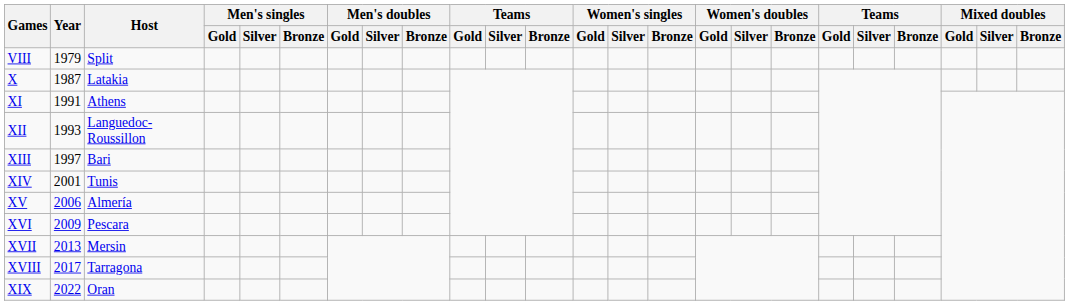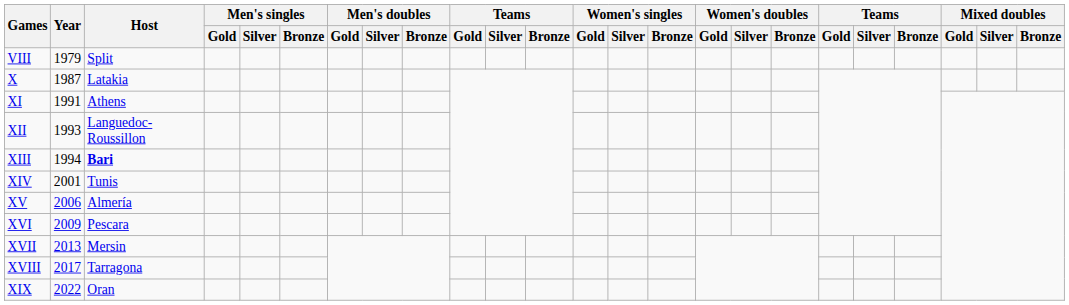(67, 159) 1997 -> (67, 159) 1994
(99, 159) normal -> (100, 159) bold
